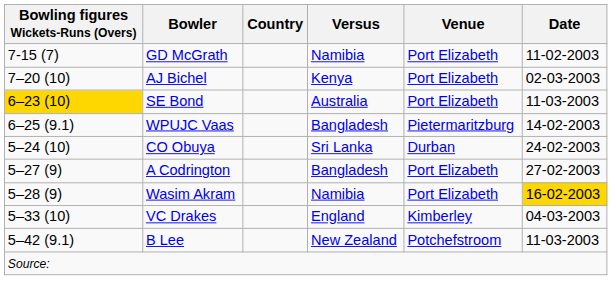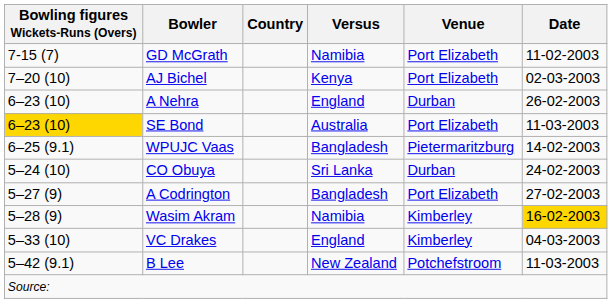+ row: (172, 101)
(453, 194) Port Elizabeth -> (440, 217) Kimberley
